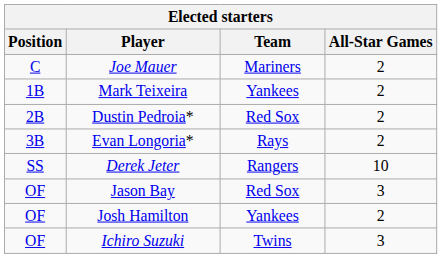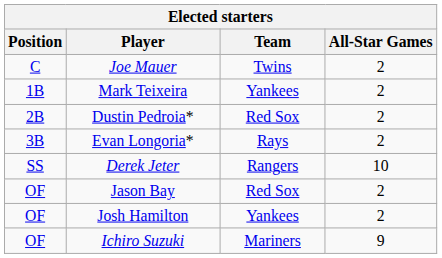(273, 66) Mariners -> (273, 66) Twins
(381, 191) 3 -> (381, 191) 2
(273, 240) Twins -> (273, 240) Mariners
(381, 240) 3 -> (381, 240) 9
